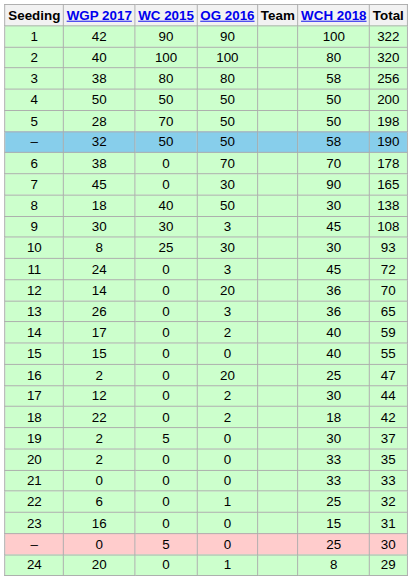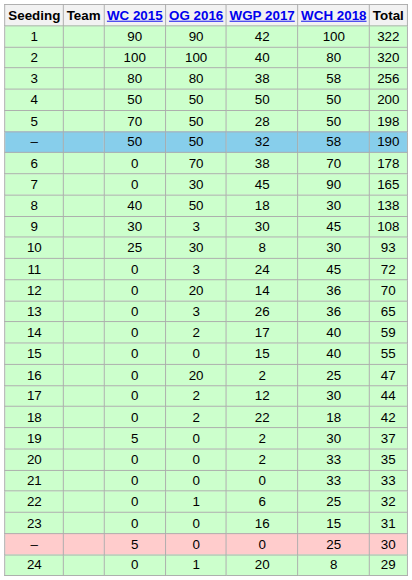columns swapped: (278, 15) <-> (99, 15)
